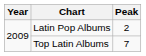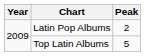(127, 43) 7 -> (127, 43) 5
